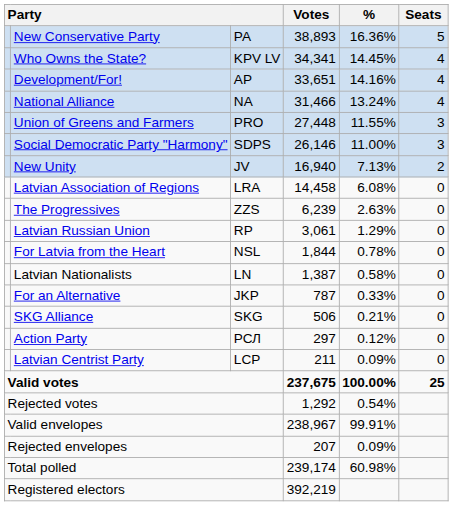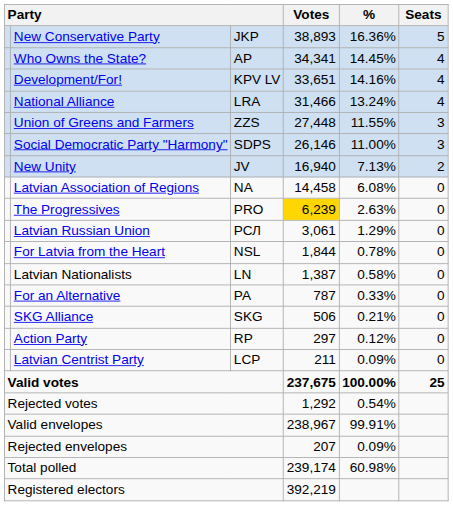(242, 36) PA -> (246, 36) JKP
(257, 58) KPV LV -> (243, 58) AP
(243, 79) AP -> (257, 79) KPV LV
(243, 101) NA -> (247, 101) LRA
(249, 123) PRO -> (247, 123) ZZS
(247, 187) LRA -> (243, 187) NA
(247, 209) ZZS -> (249, 209) PRO
(319, 209) no background -> (319, 209) gold background
(243, 230) RP -> (247, 230) РСЛ
(246, 295) JKP -> (242, 295) PA
(247, 338) РСЛ -> (243, 338) RP
